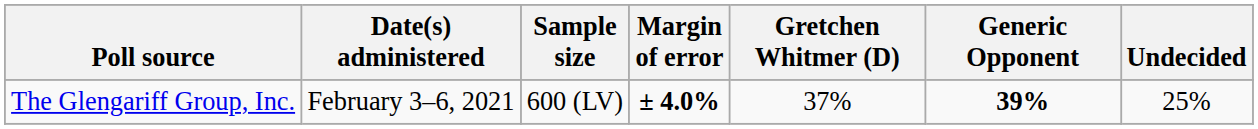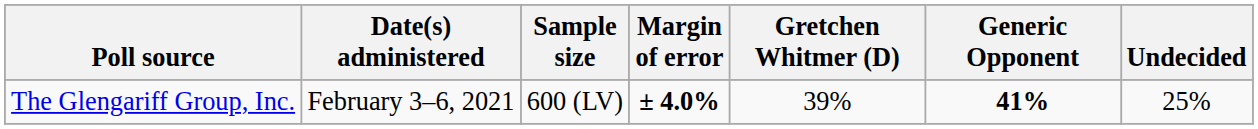(827, 101) 37% -> (827, 101) 39%
(1023, 101) 39% -> (1023, 101) 41%
